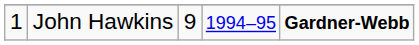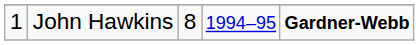(190, 22) 9 -> (190, 22) 8
